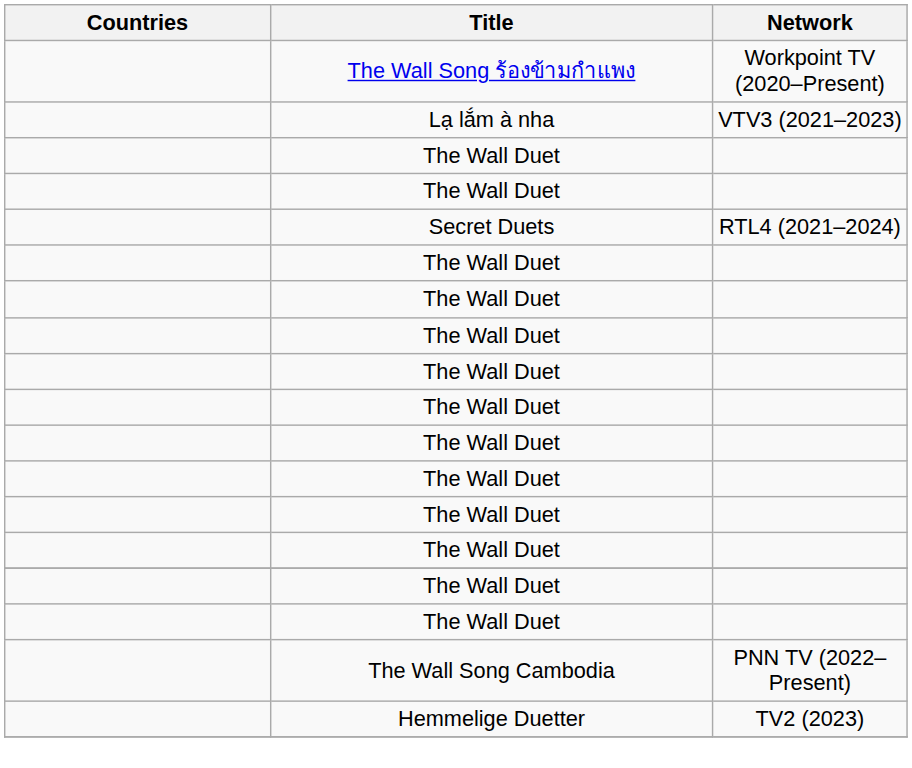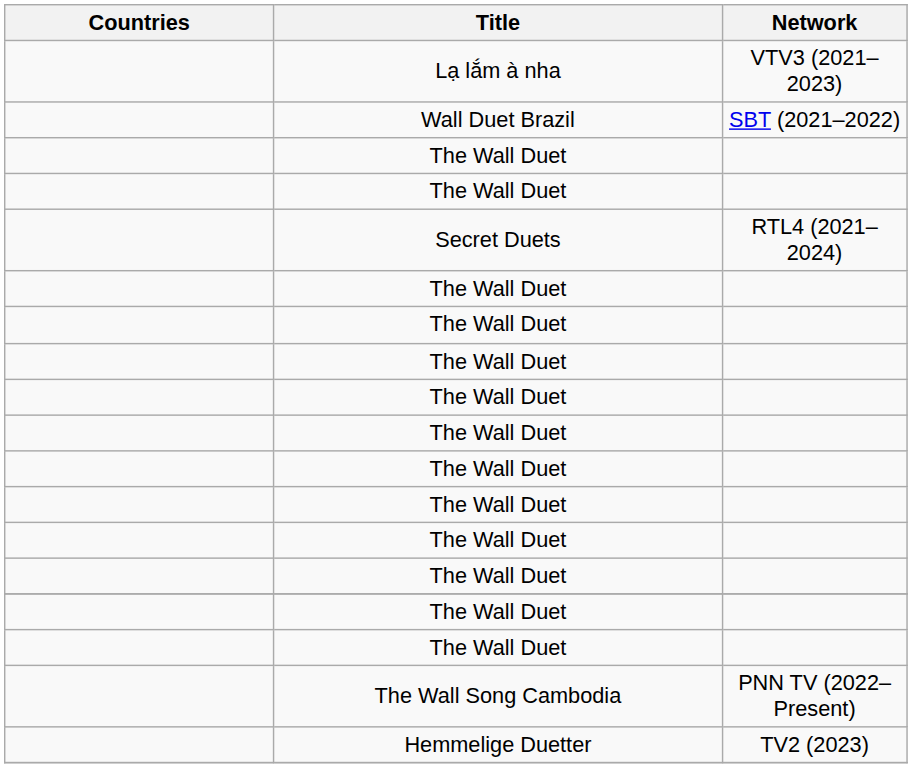- row: (491, 71)
+ row: (498, 120)
